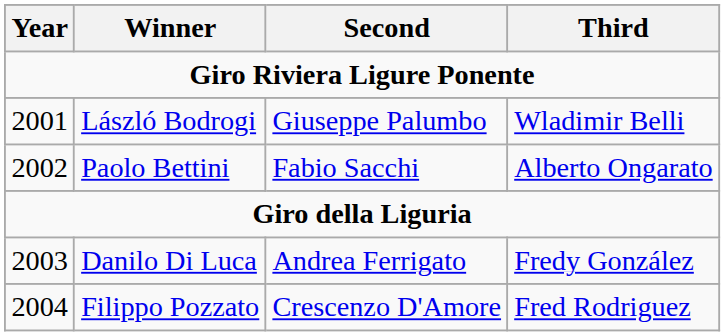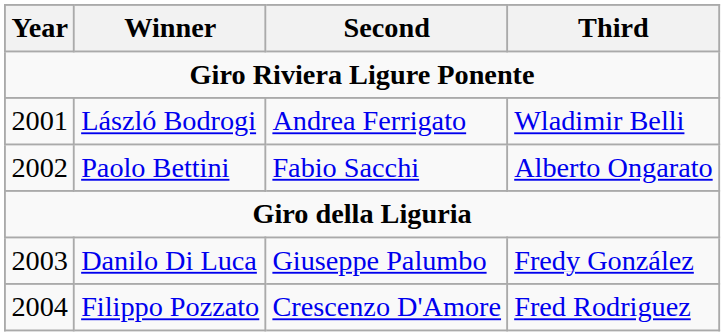(380, 121) Giuseppe Palumbo -> (369, 121) Andrea Ferrigato
(369, 261) Andrea Ferrigato -> (380, 261) Giuseppe Palumbo
